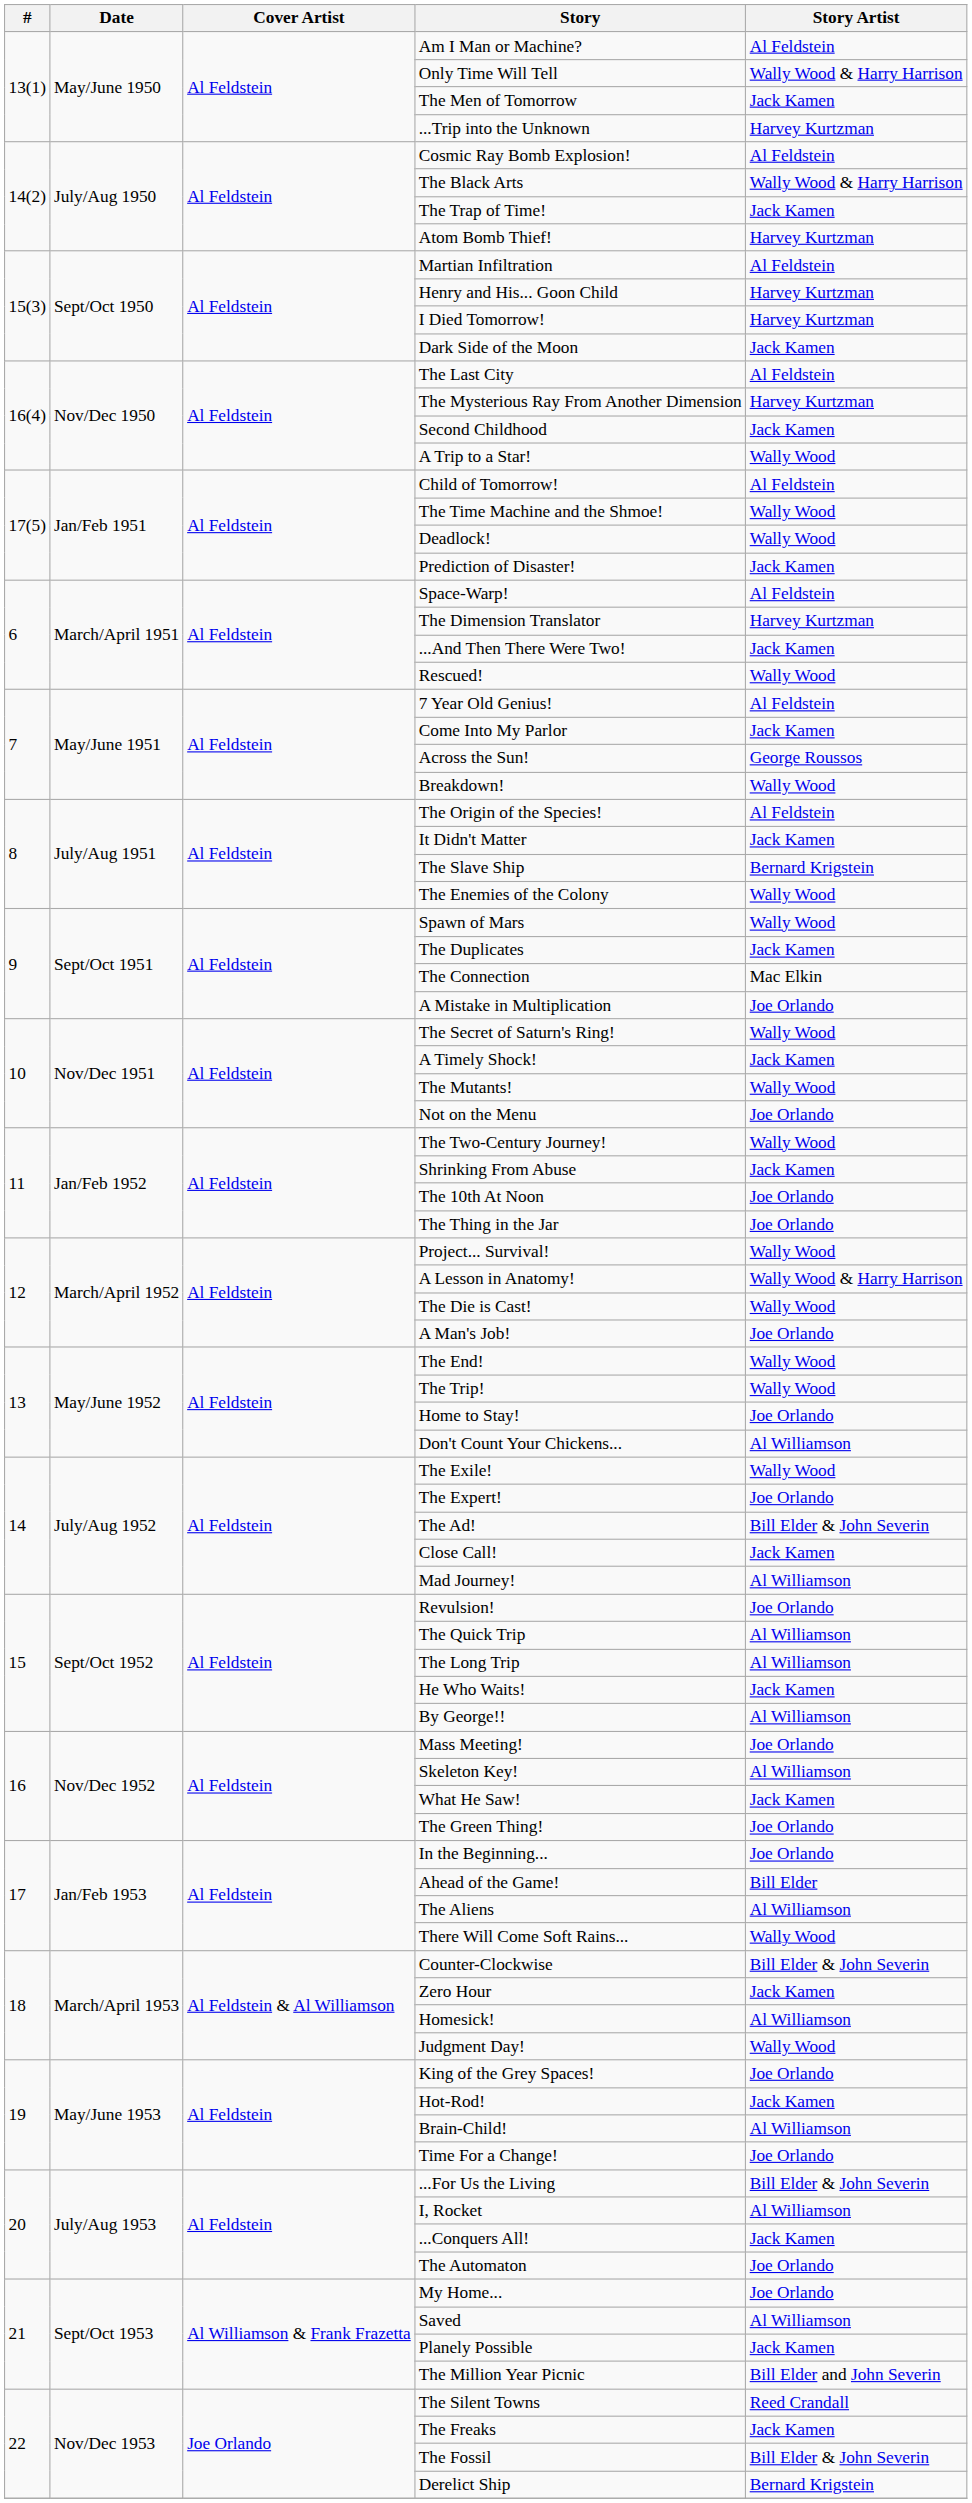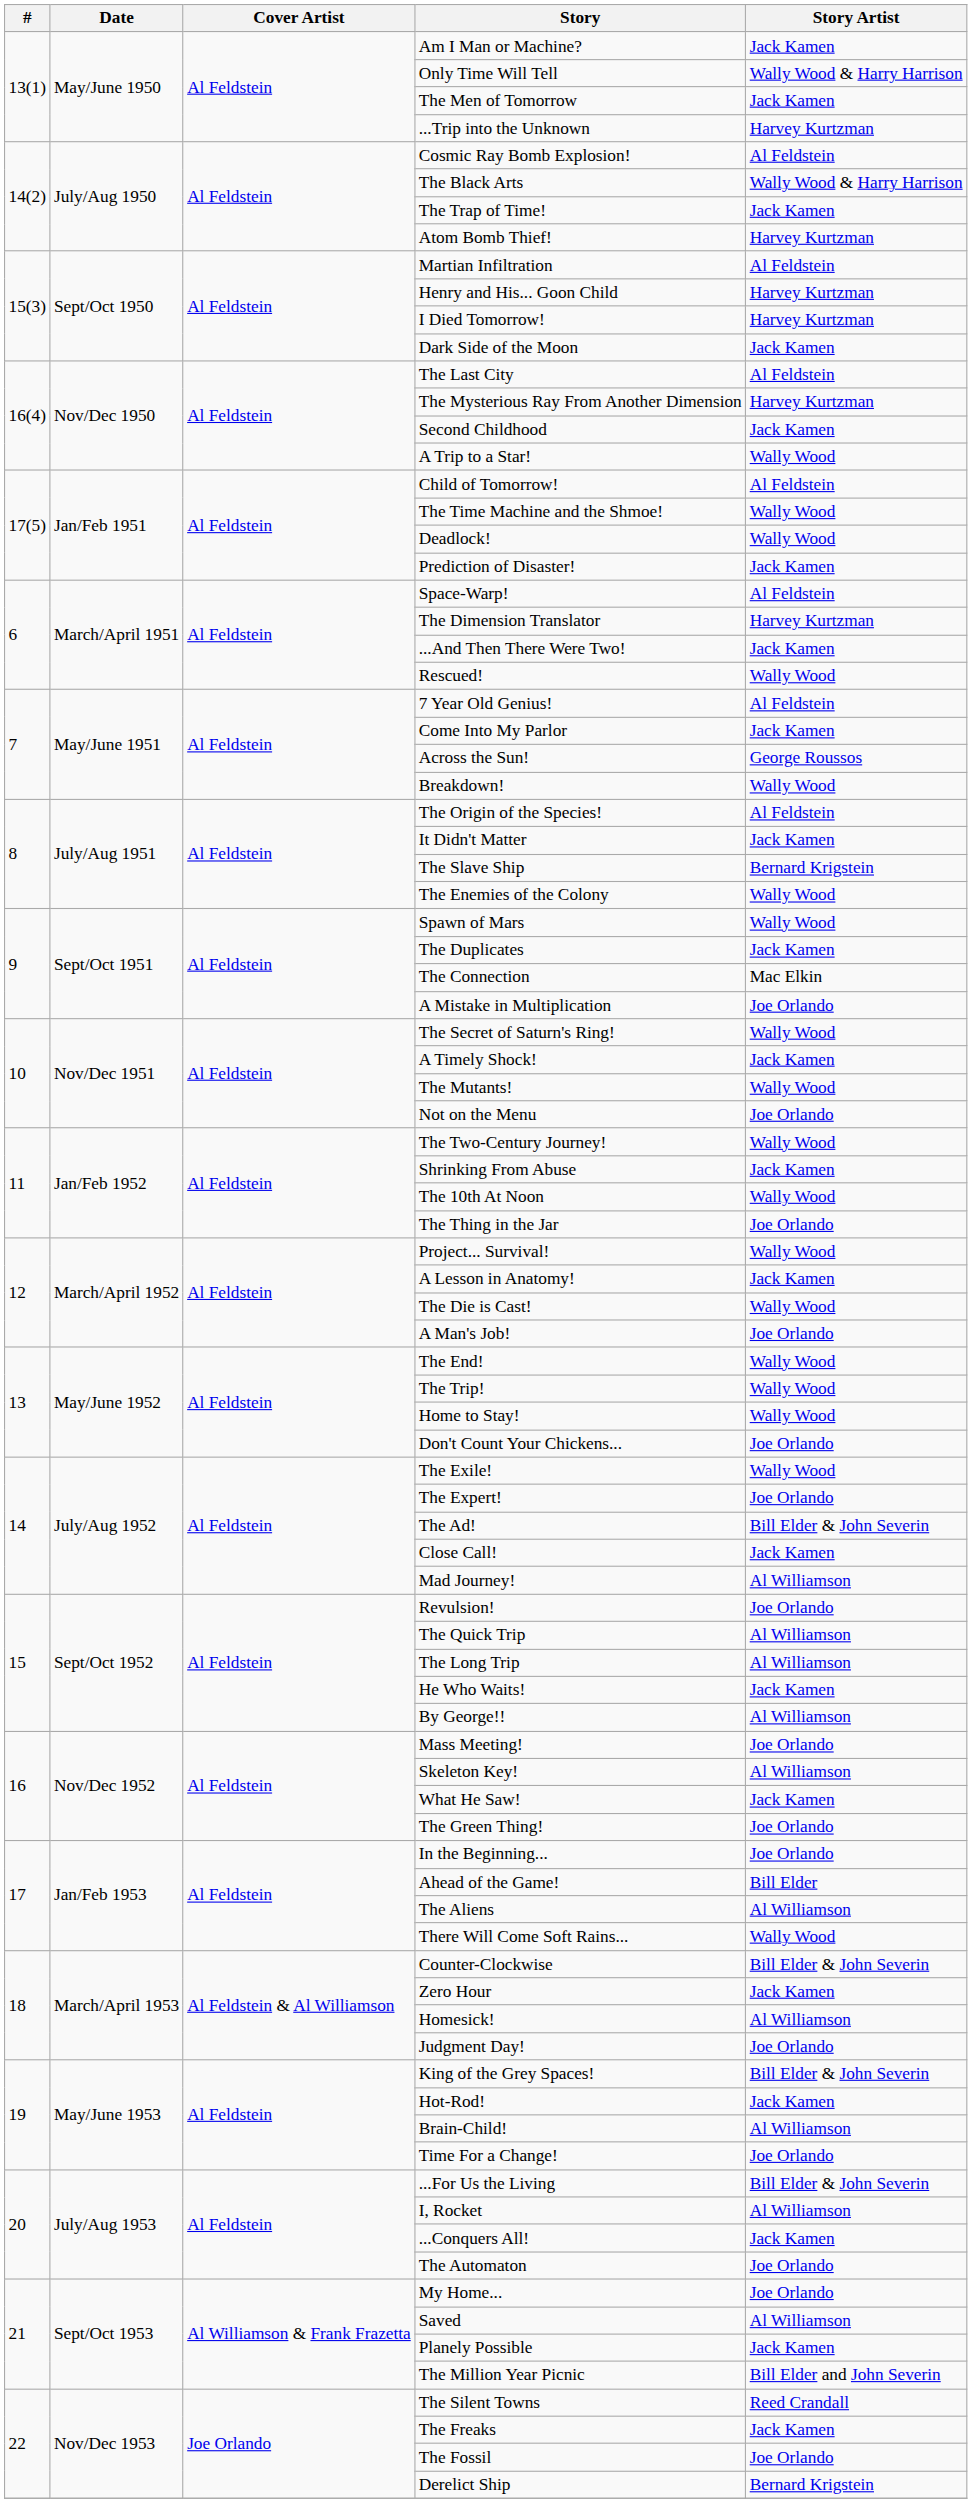(792, 45) Al Feldstein -> (792, 45) Jack Kamen
(792, 1196) Joe Orlando -> (793, 1196) Wally Wood
(856, 1278) Wally Wood & Harry Harrison -> (792, 1278) Jack Kamen
(792, 1415) Joe Orlando -> (793, 1415) Wally Wood
(800, 1443) Al Williamson -> (792, 1443) Joe Orlando
(793, 2046) Wally Wood -> (792, 2046) Joe Orlando
(792, 2073) Joe Orlando -> (839, 2073) Bill Elder & John Severin
(839, 2457) Bill Elder & John Severin -> (792, 2457) Joe Orlando
